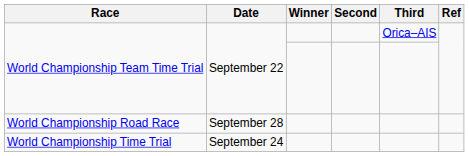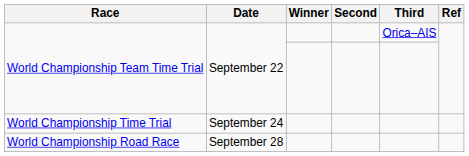rows swapped: (89, 142) <-> (93, 123)
